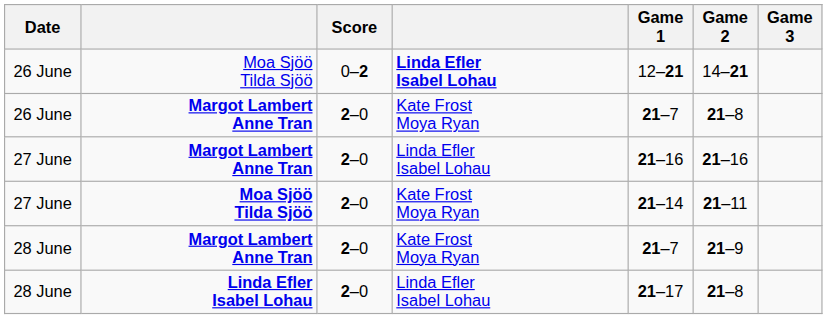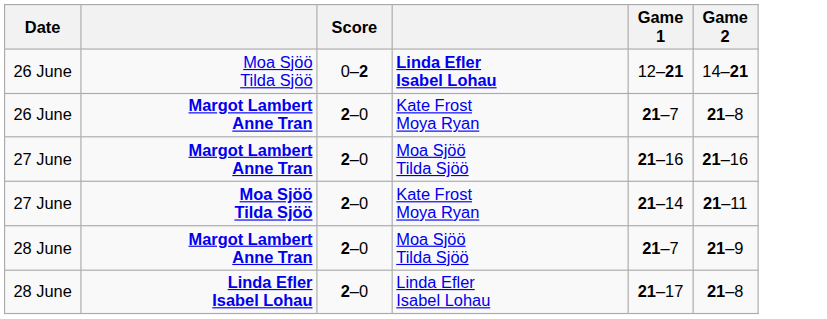- column: (790, 27)
(443, 160) Linda Efler Isabel Lohau -> (432, 160) Moa Sjöö Tilda Sjöö
(438, 248) Kate Frost Moya Ryan -> (432, 248) Moa Sjöö Tilda Sjöö
